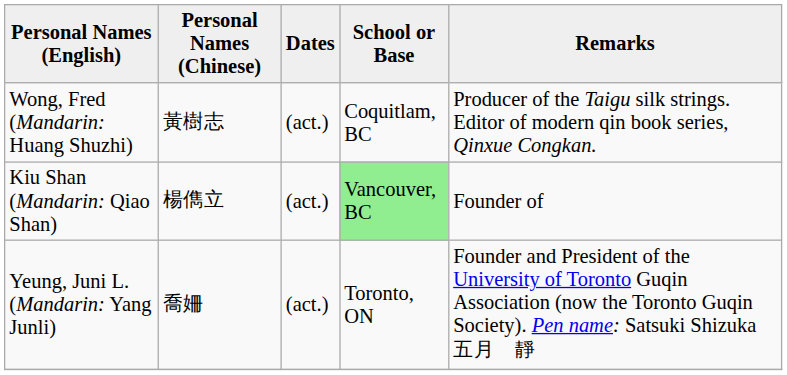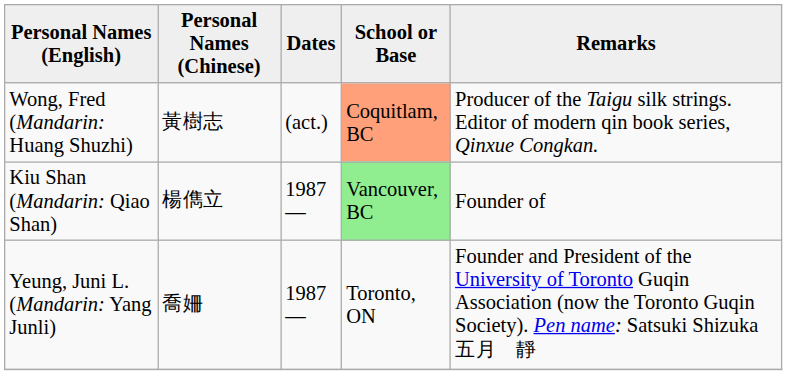(390, 122) no background -> (392, 122) lightsalmon background
(307, 200) (act.) -> (306, 200) 1987—
(307, 304) (act.) -> (306, 304) 1987—
